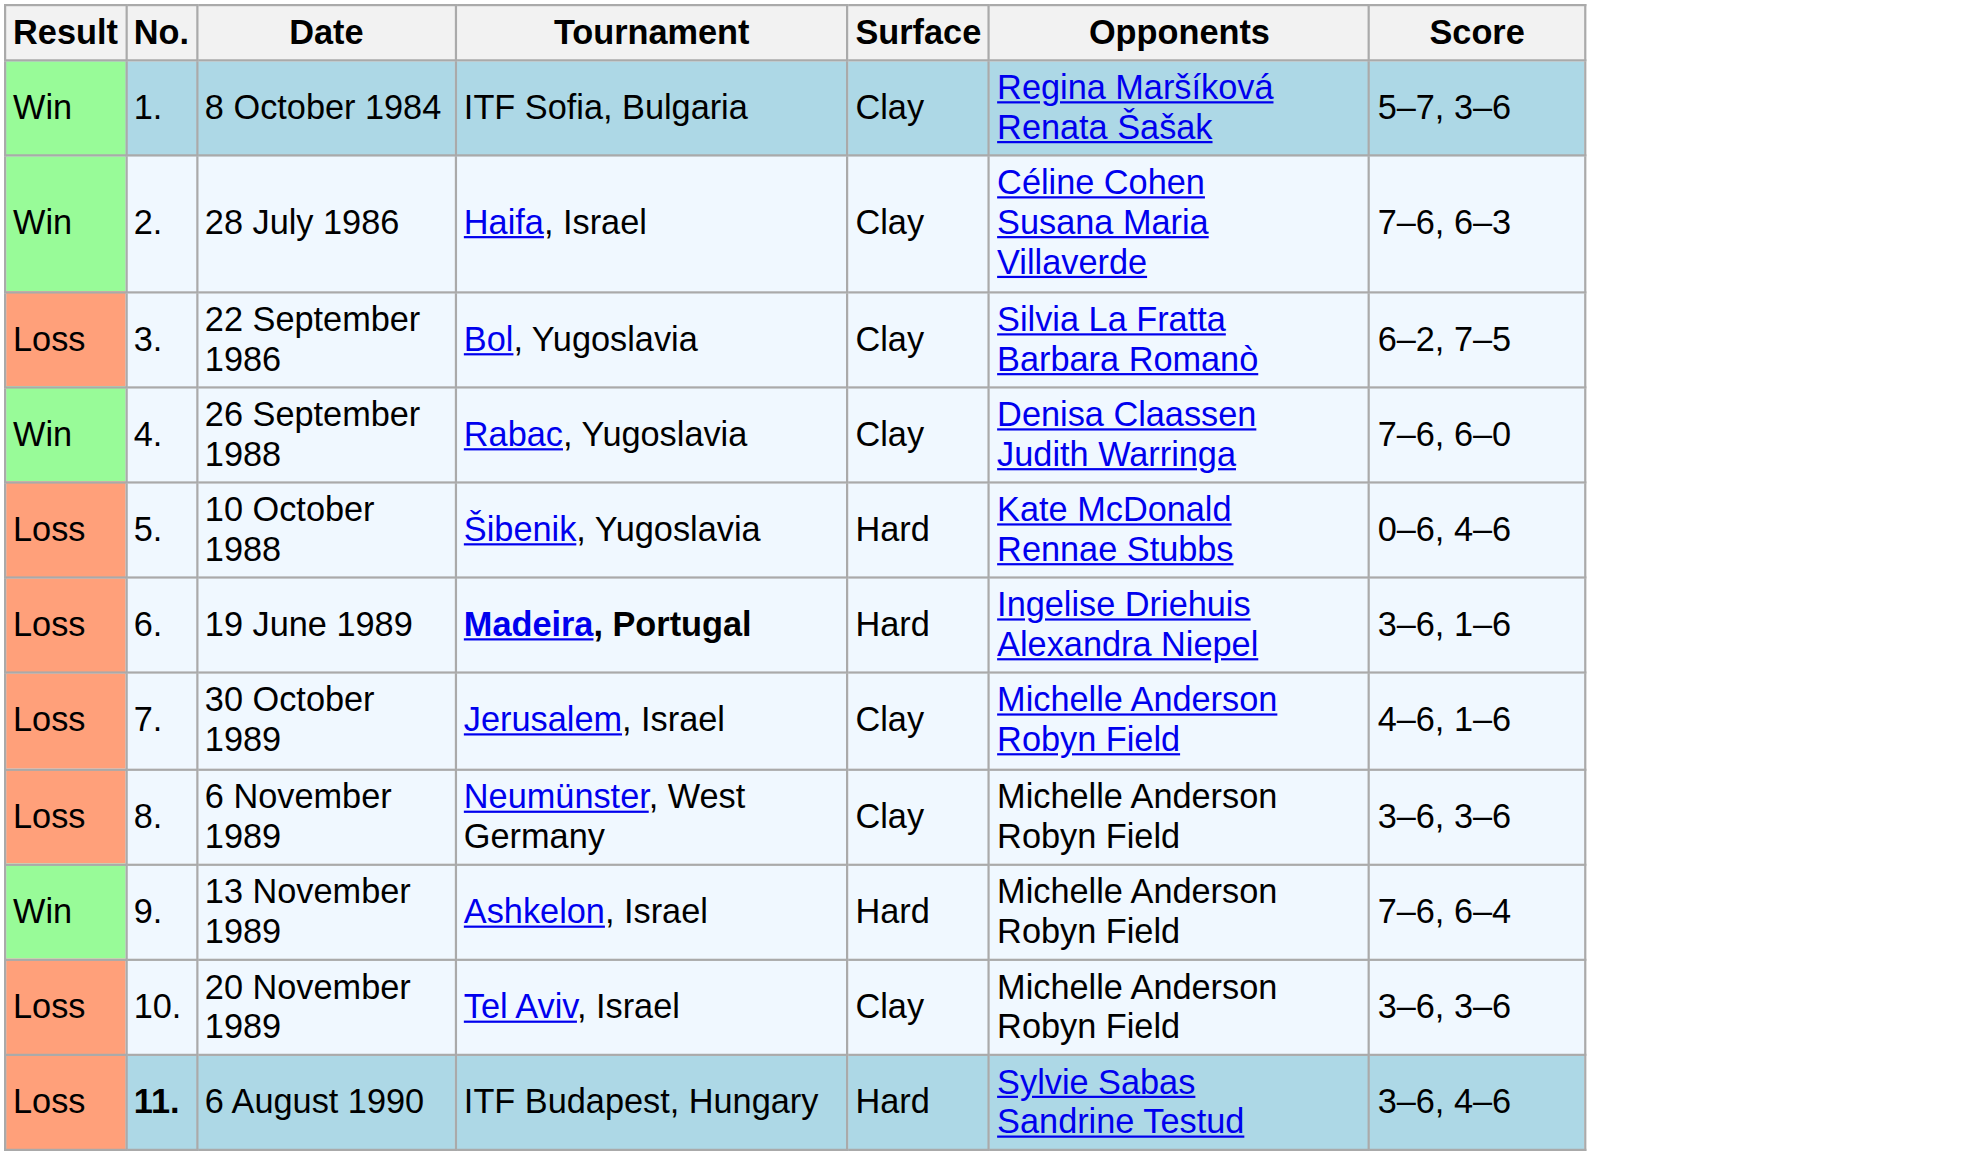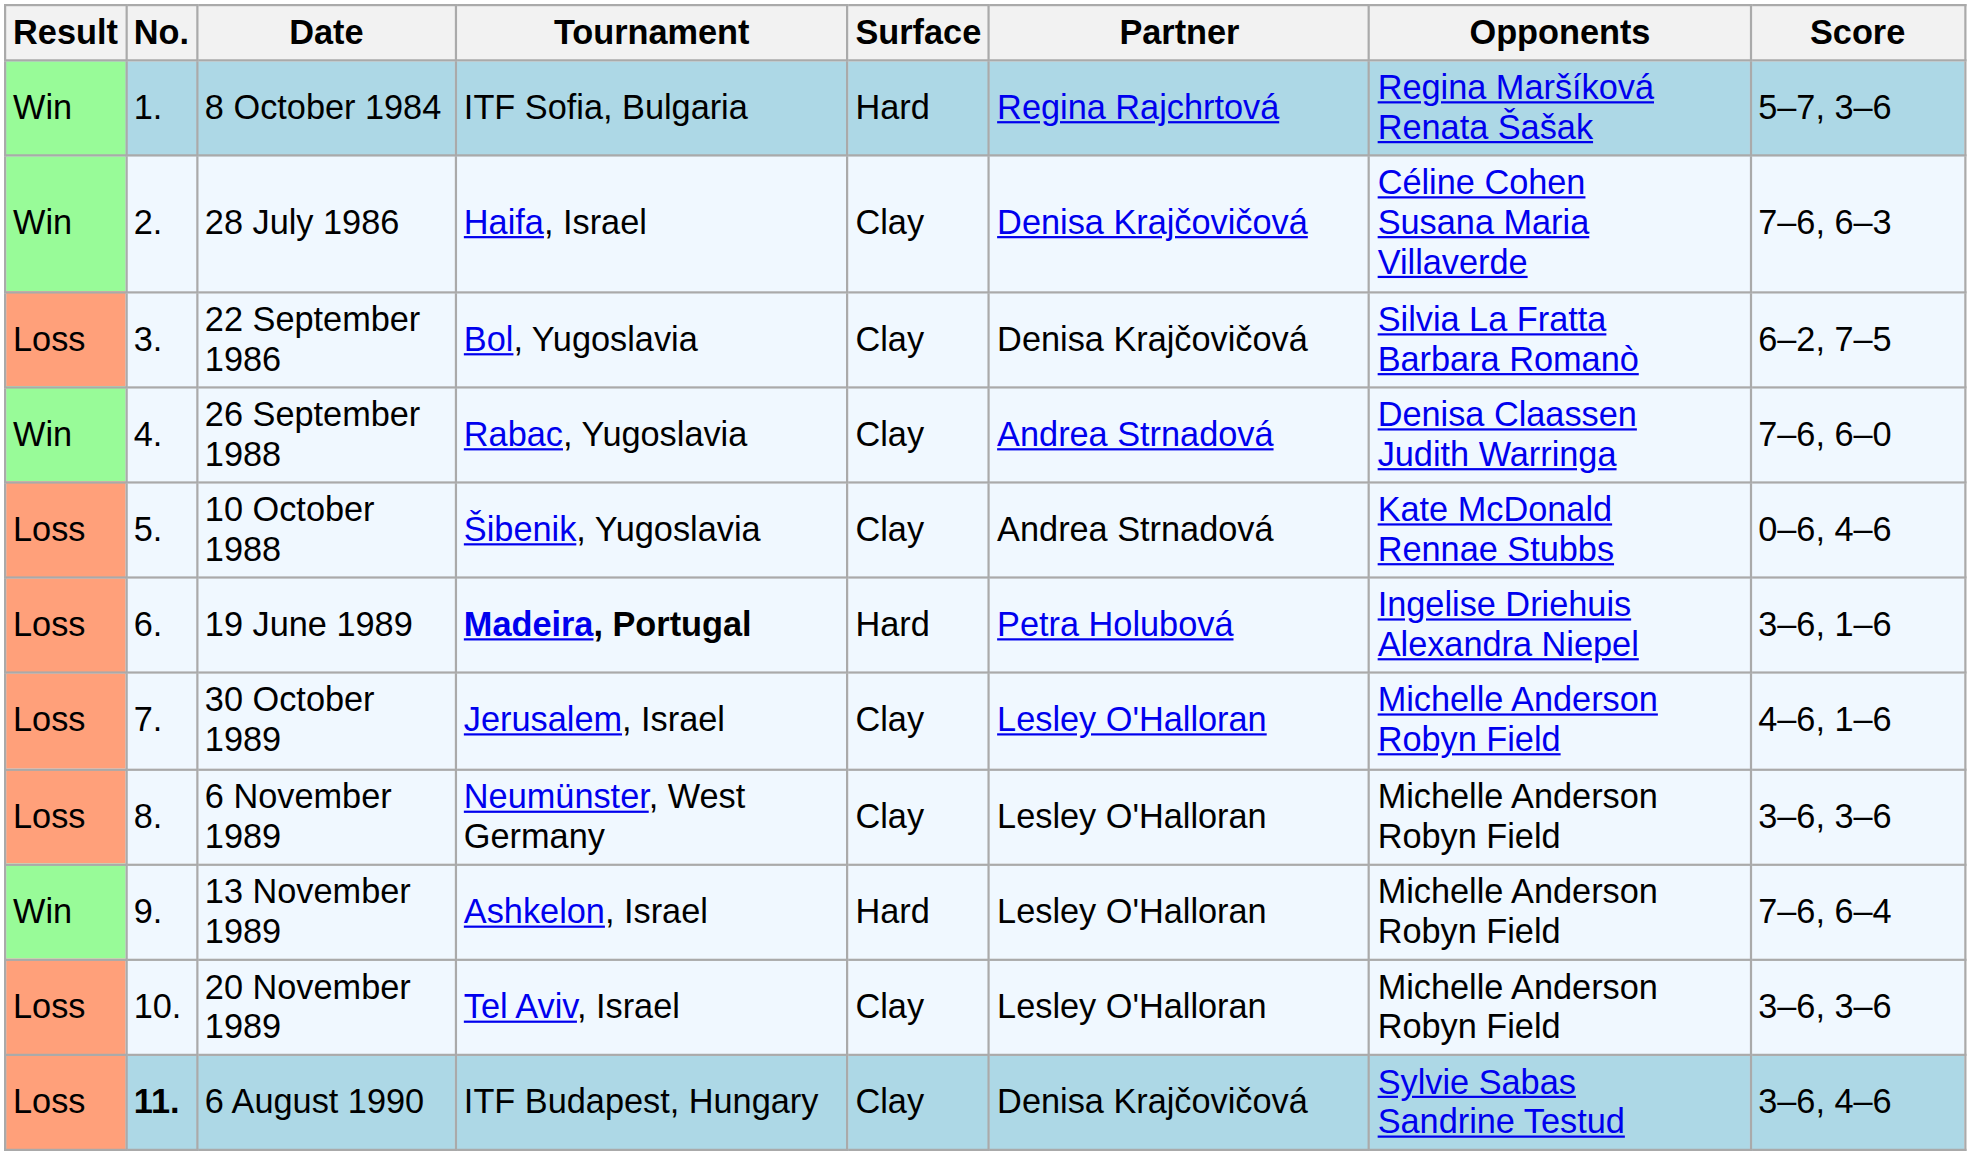+ column: (1179, 31)
(890, 107) Clay -> (893, 107) Hard
(893, 528) Hard -> (890, 528) Clay
(893, 1101) Hard -> (890, 1101) Clay
